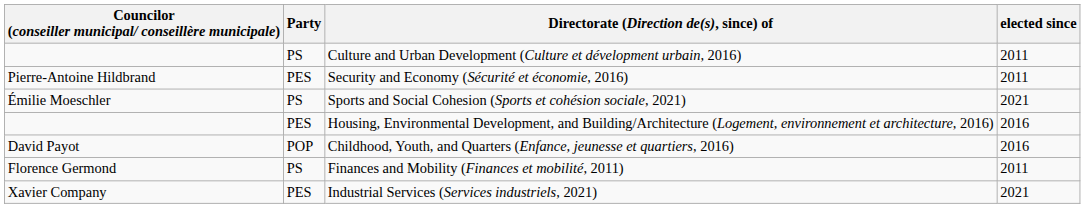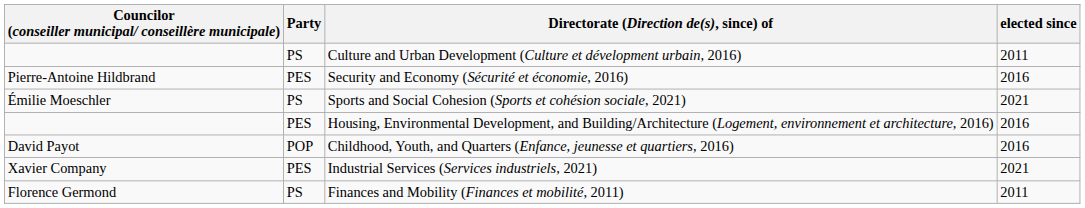(1014, 77) 2011 -> (1015, 77) 2016
rows swapped: (476, 169) <-> (462, 191)
